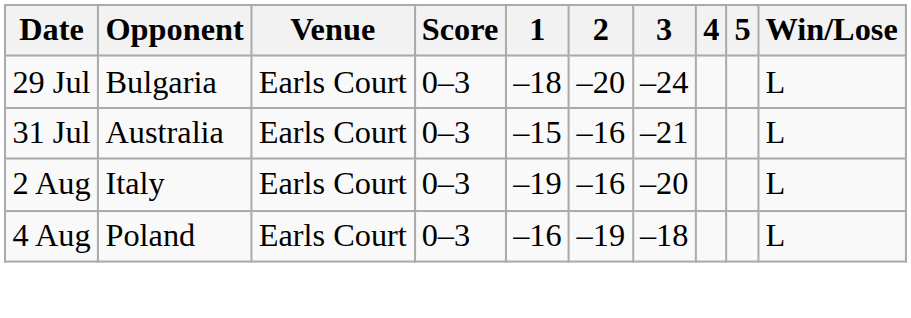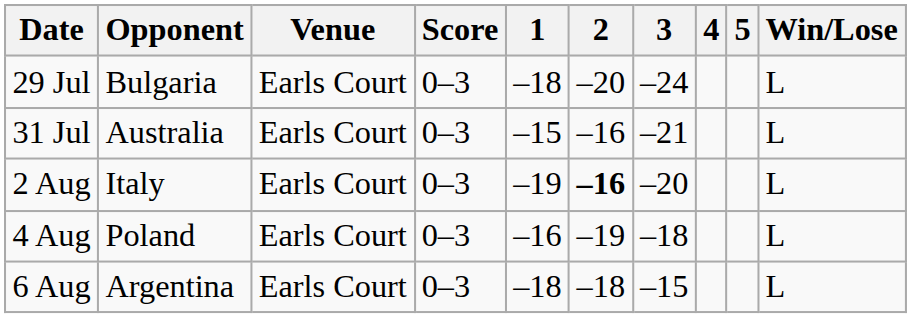(601, 183) normal -> (601, 183) bold
+ row: (52, 286)
